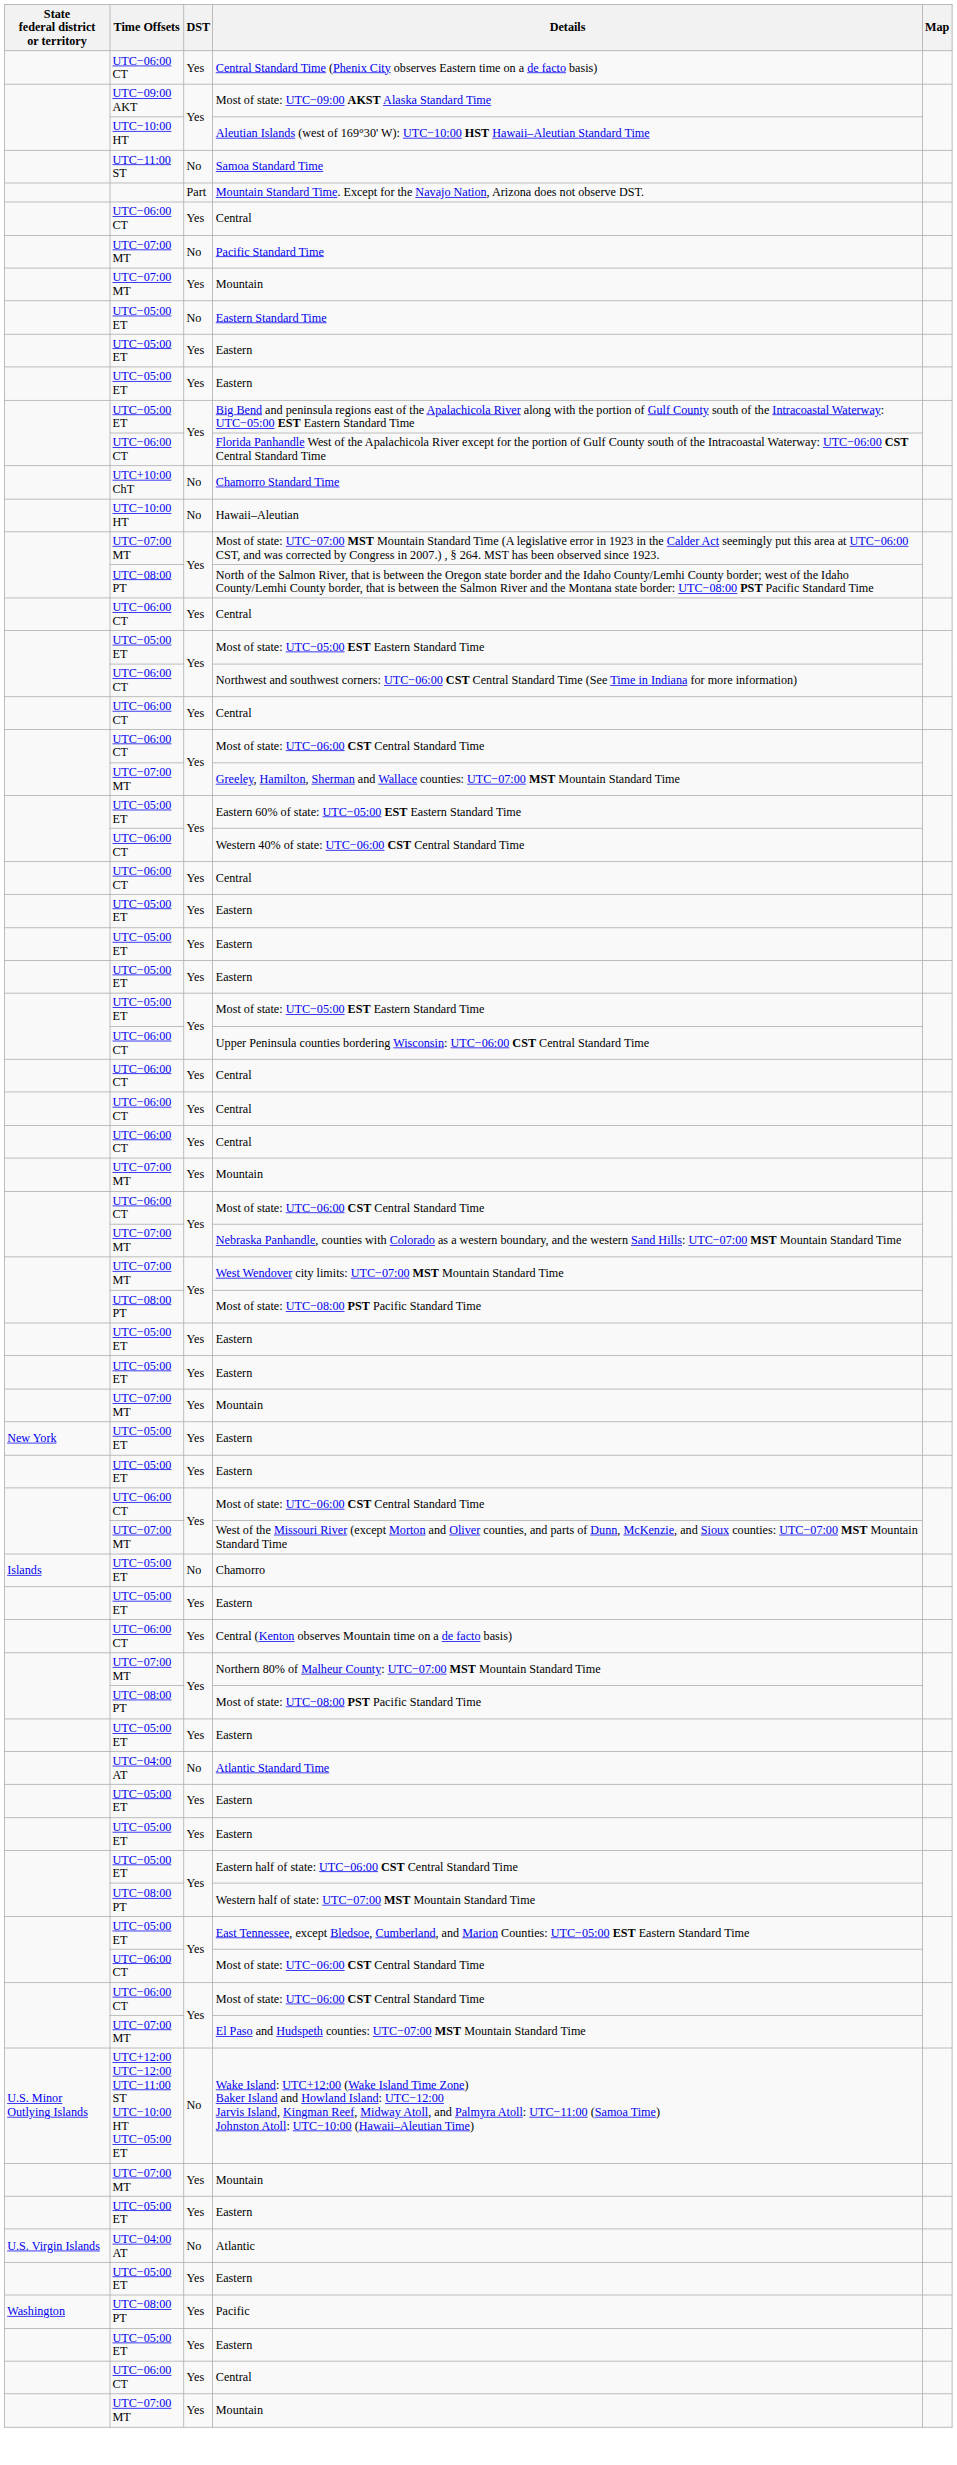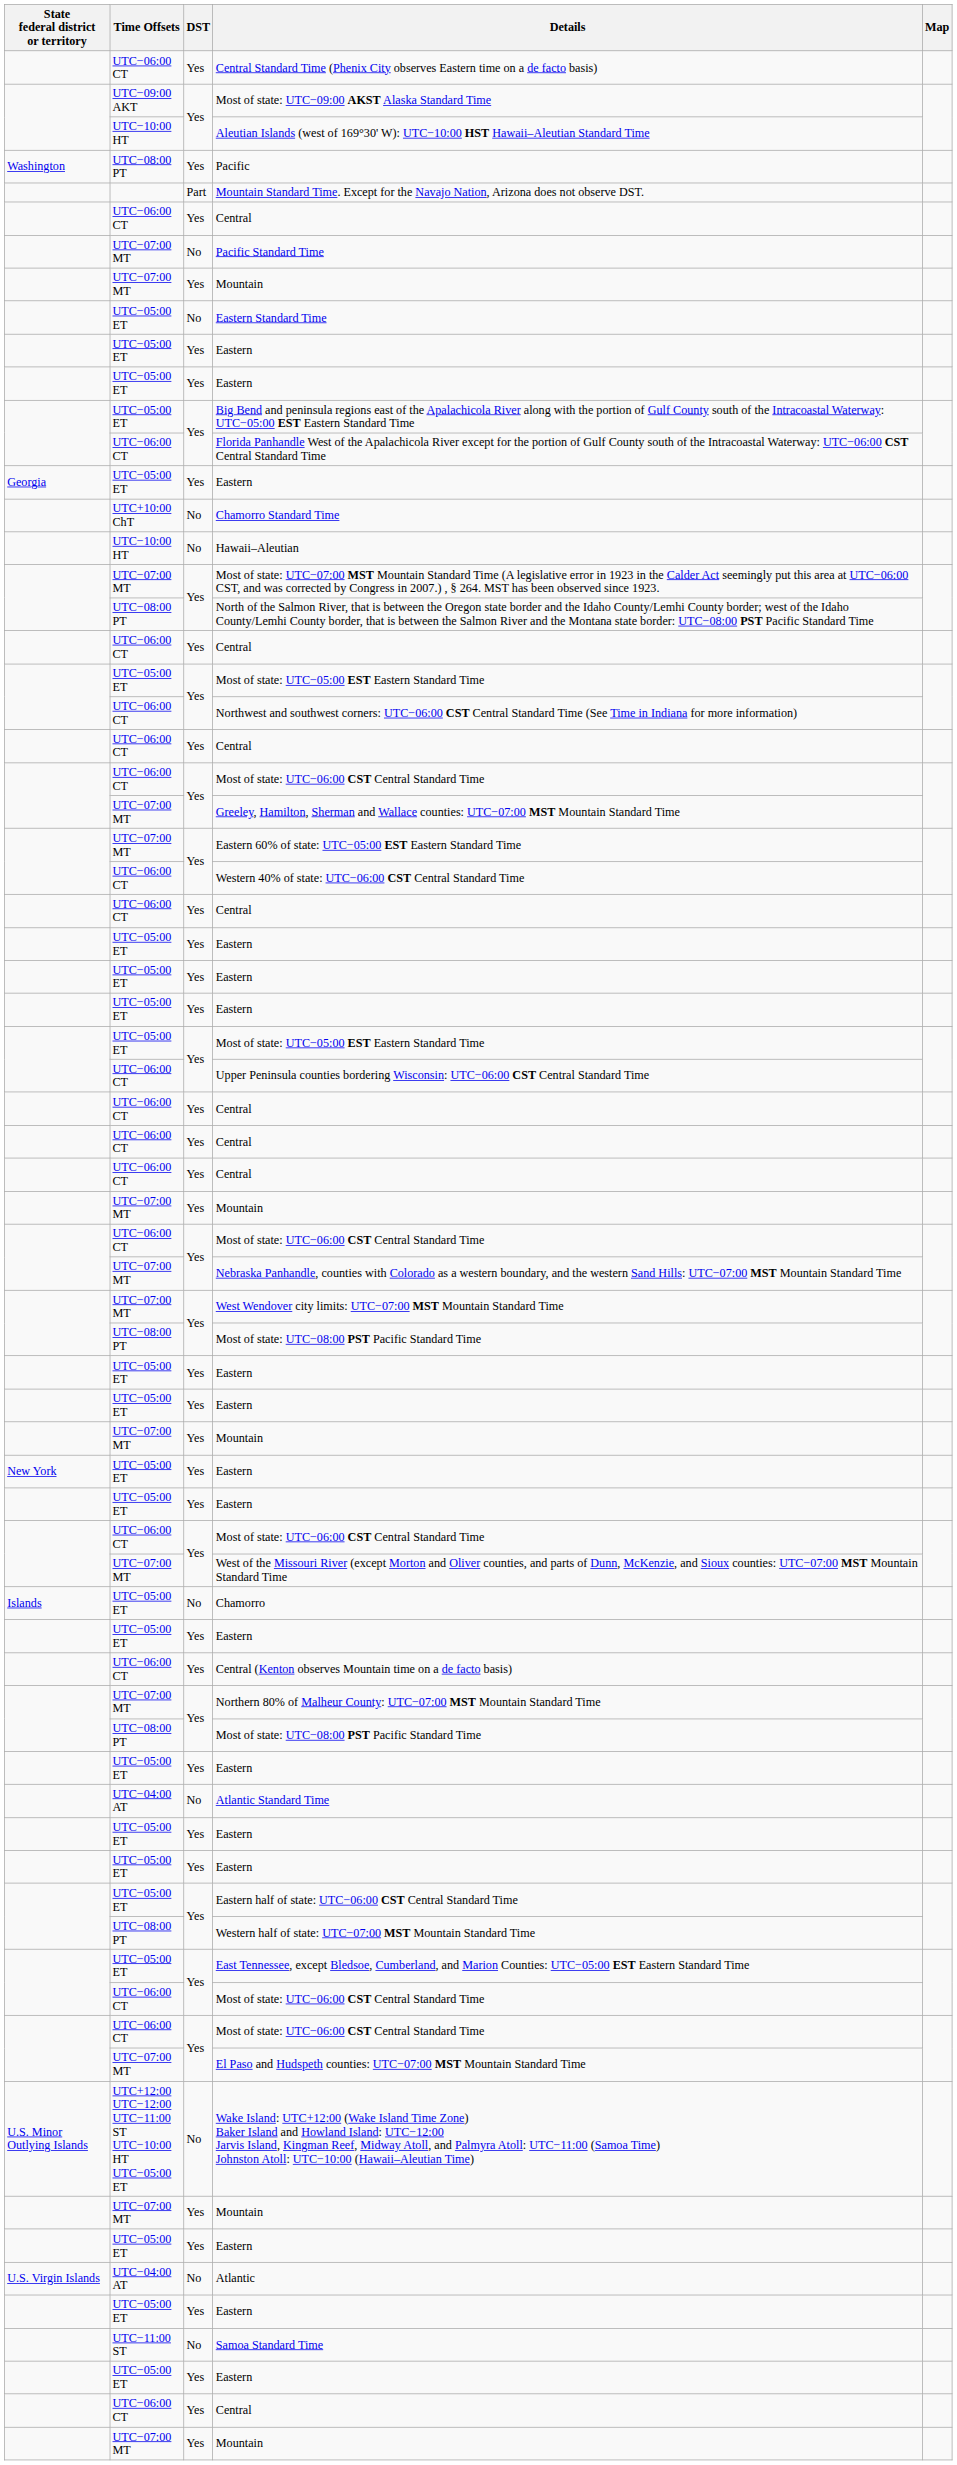rows swapped: (57, 166) <-> (36, 2311)
+ row: (27, 482)
(142, 812) UTC−05:00 ET -> (142, 845) UTC−07:00 MT
